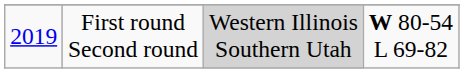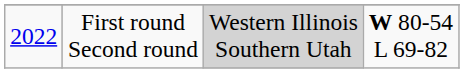(34, 36) 2019 -> (34, 36) 2022
